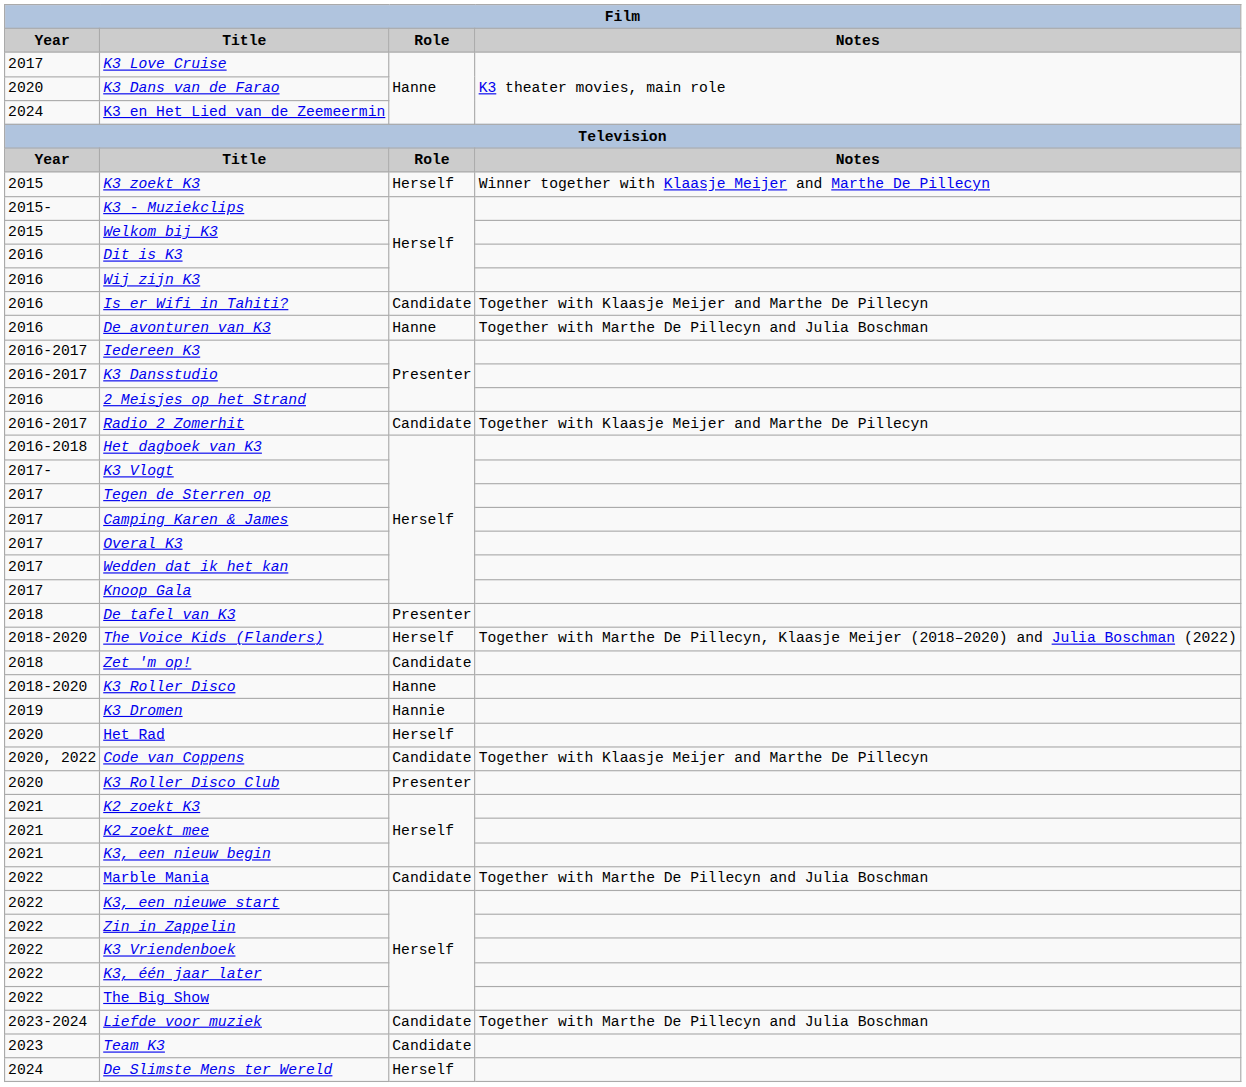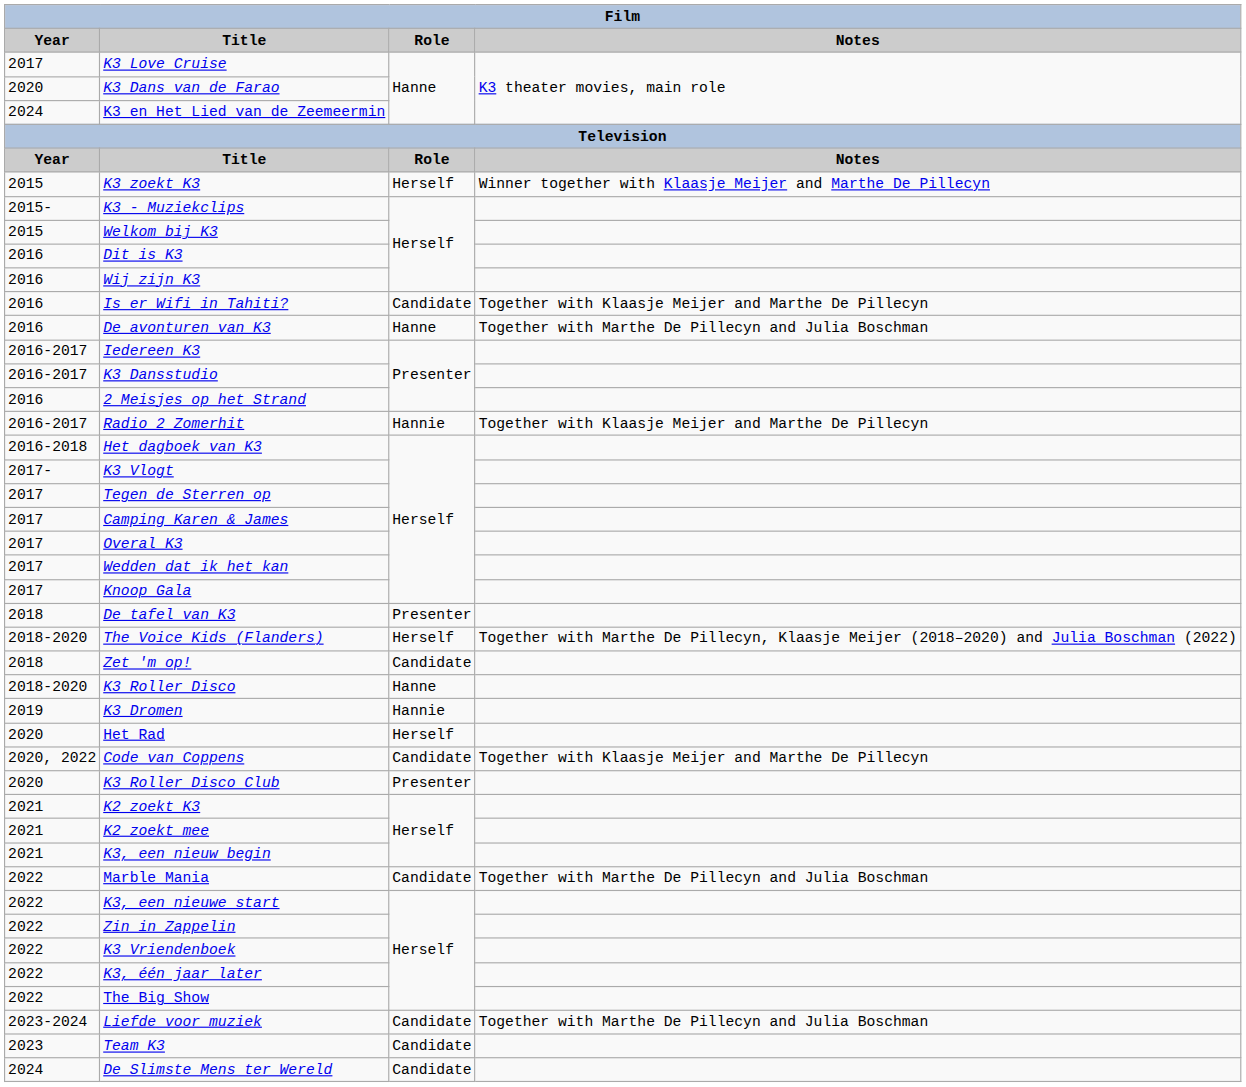(432, 424) Candidate -> (419, 424) Hannie
(423, 1070) Herself -> (432, 1070) Candidate
